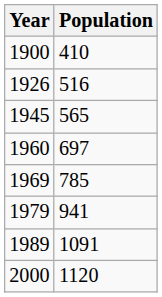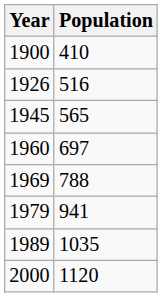(74, 180) 785 -> (74, 180) 788
(79, 244) 1091 -> (79, 244) 1035
